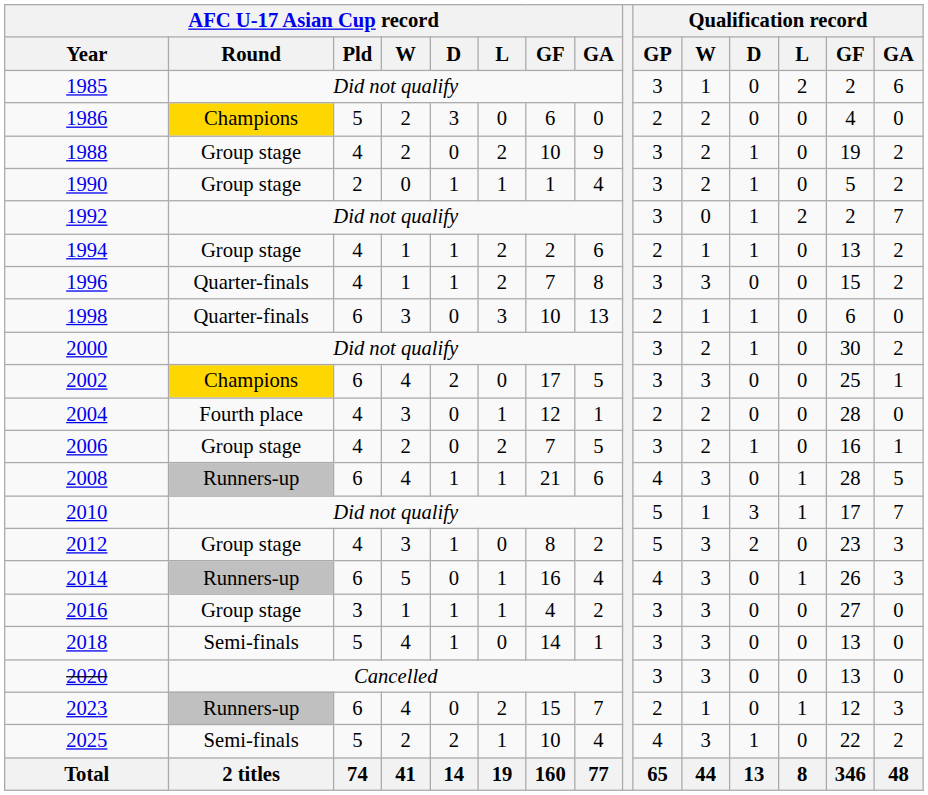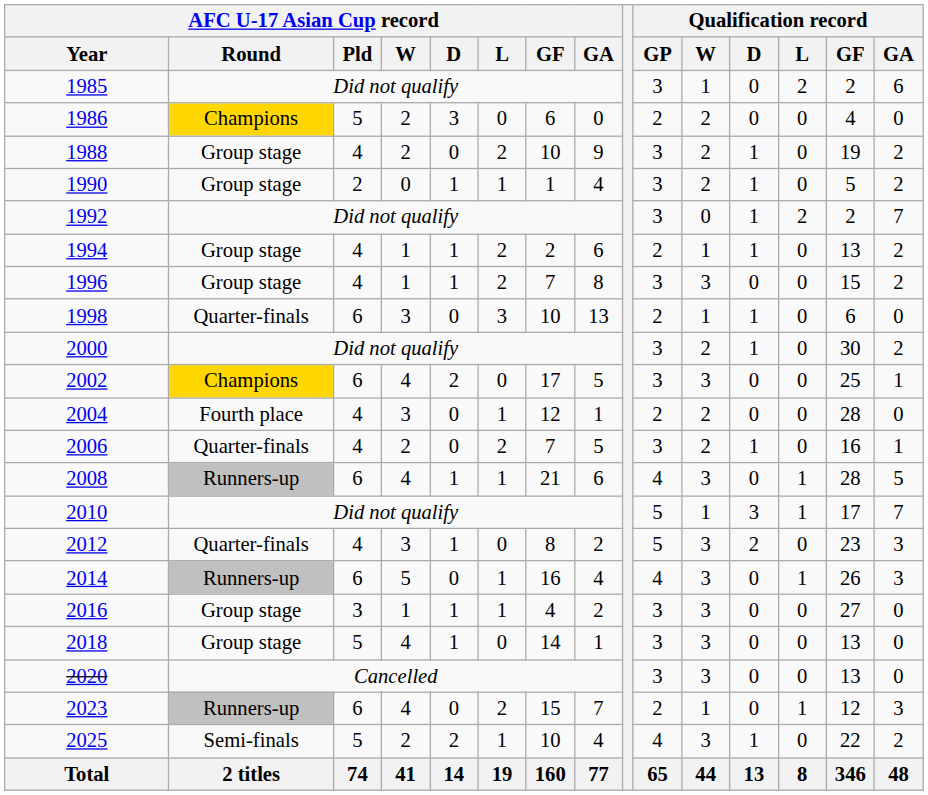(251, 282) Quarter-finals -> (251, 282) Group stage
(251, 446) Group stage -> (251, 446) Quarter-finals
(251, 544) Group stage -> (251, 544) Quarter-finals
(251, 642) Semi-finals -> (251, 642) Group stage
